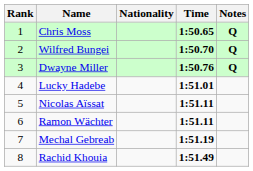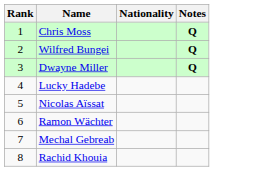- column: (196, 13)
